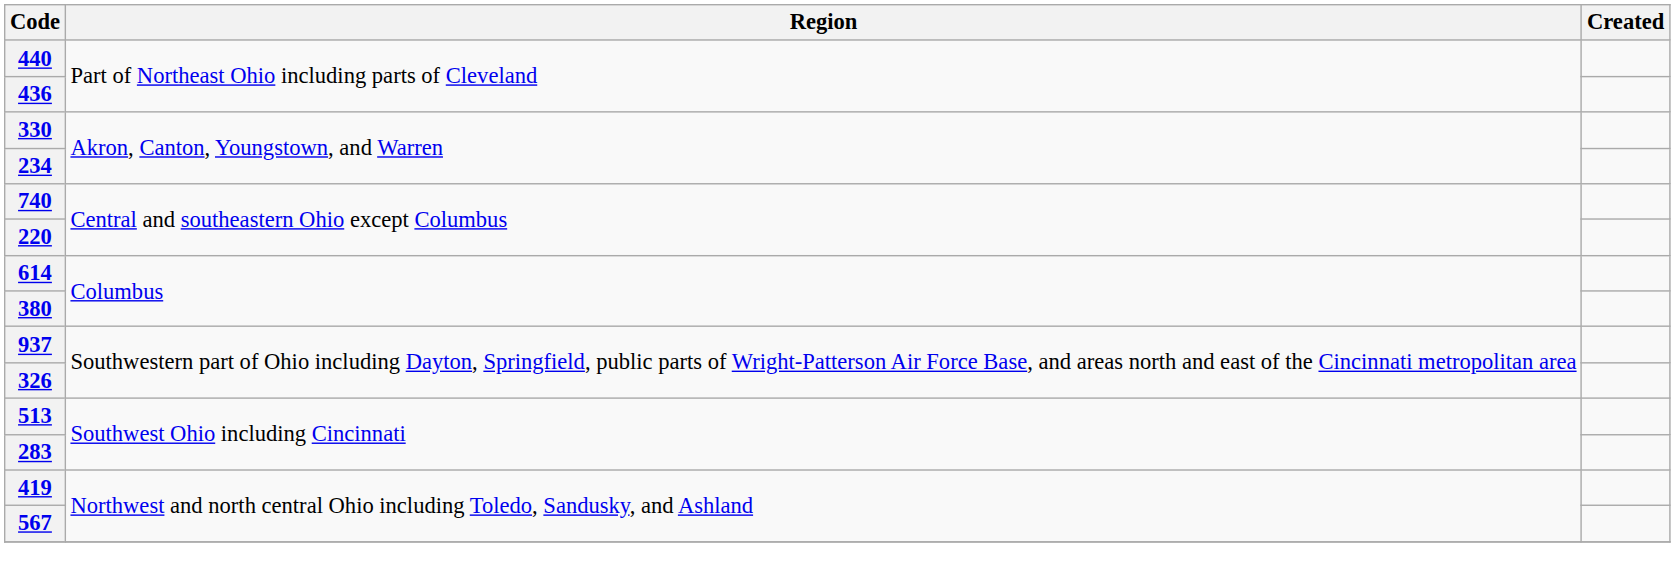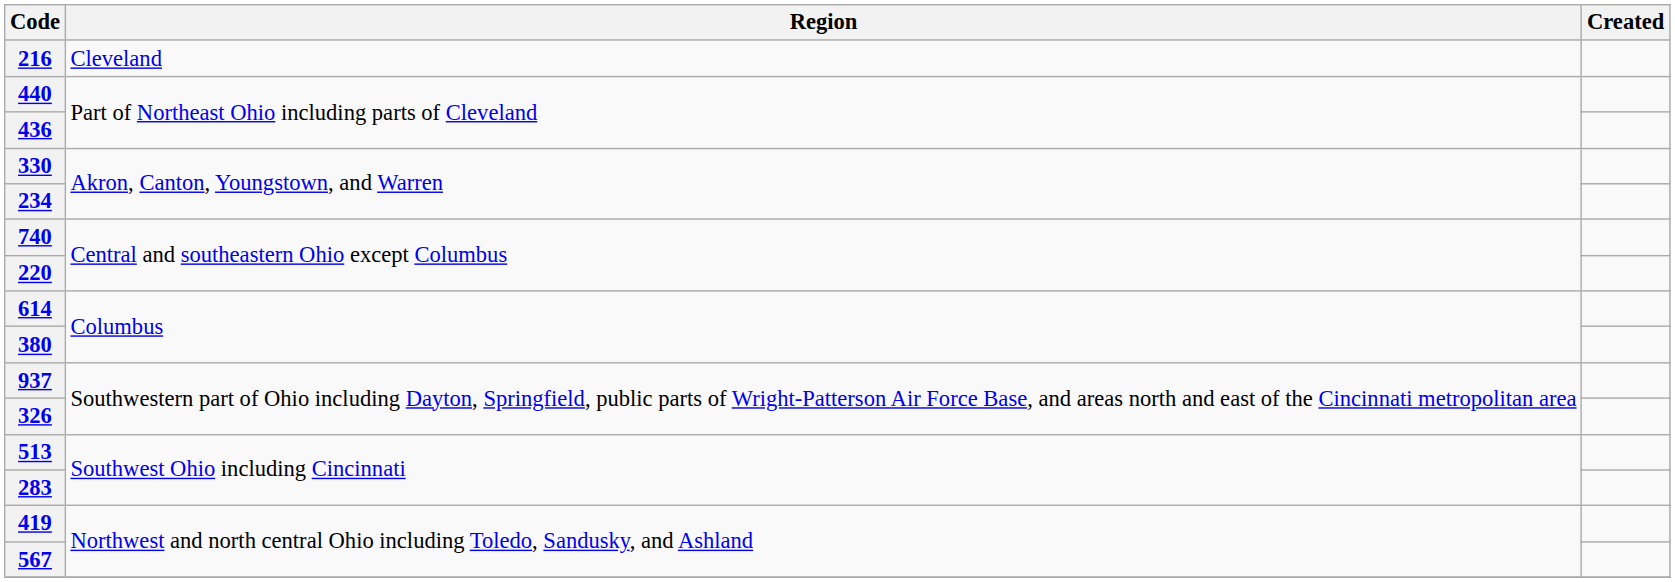+ row: (35, 58)
